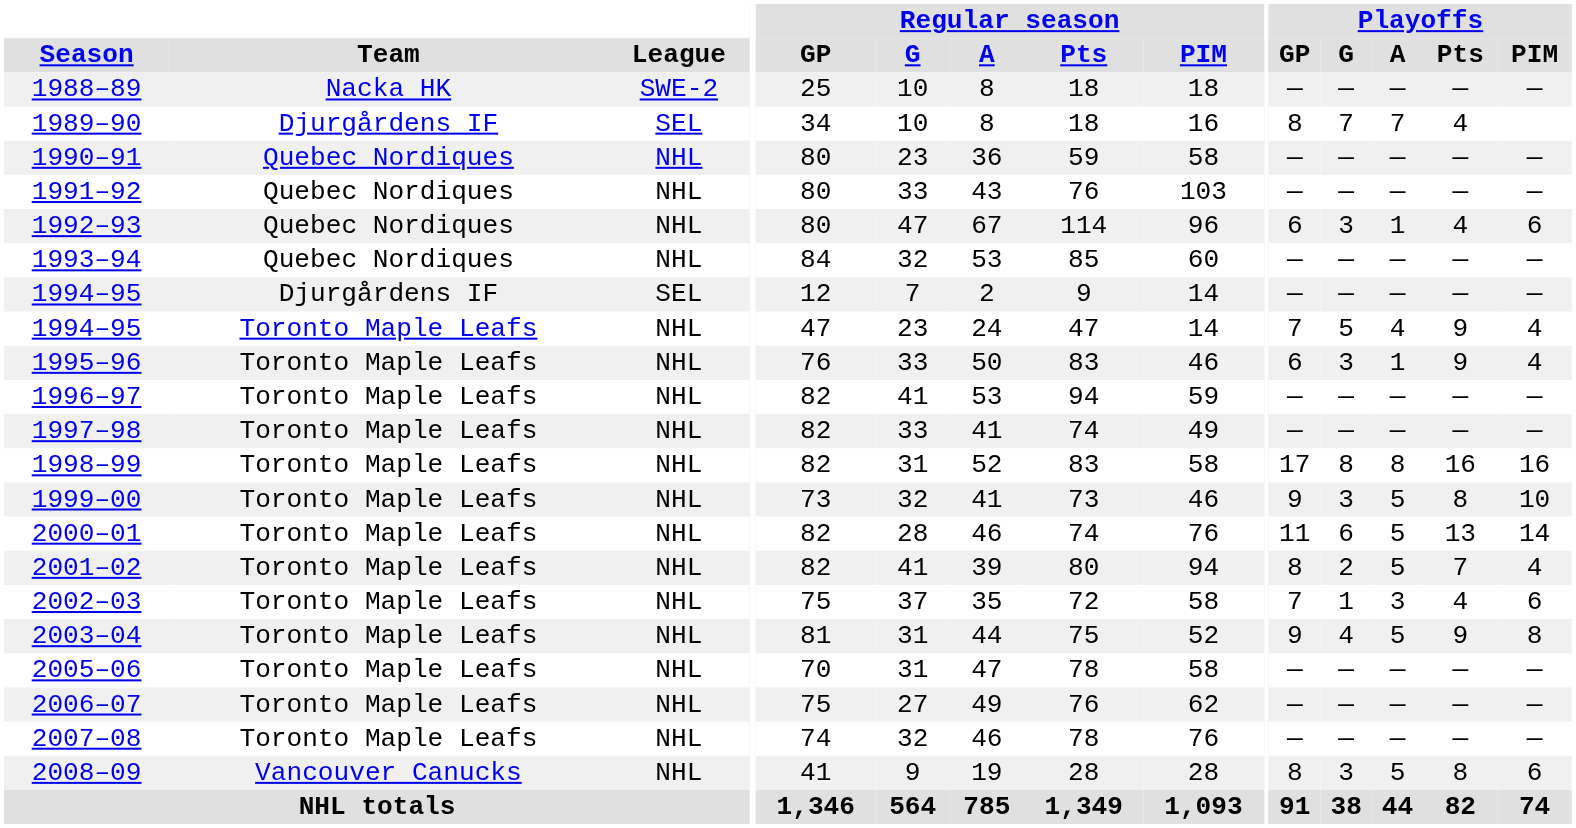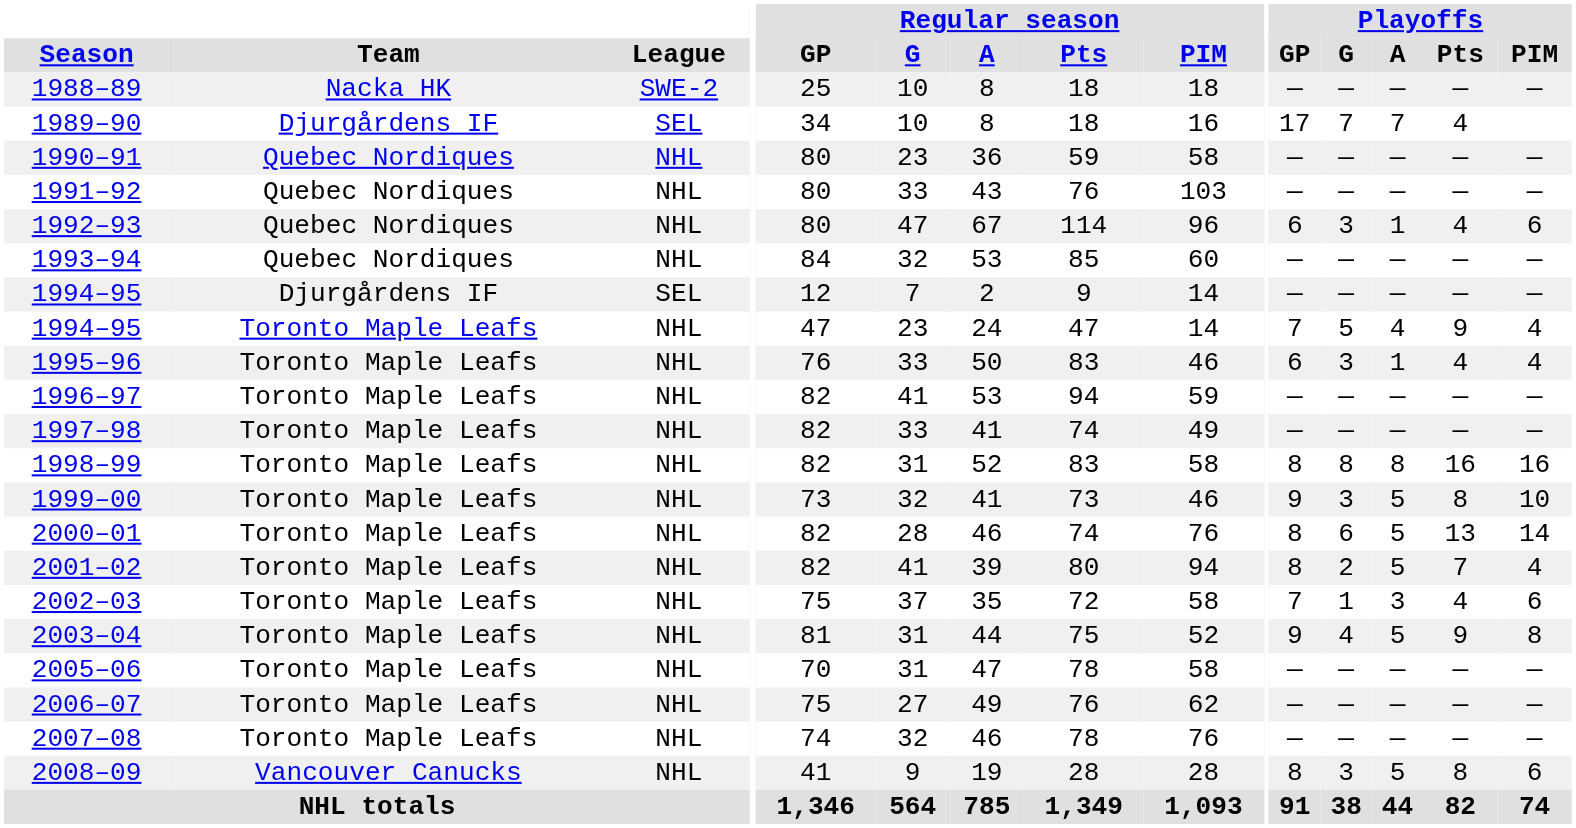(1295, 124) 8 -> (1295, 124) 17
(1460, 363) 9 -> (1460, 363) 4
(1295, 465) 17 -> (1295, 465) 8
(1295, 534) 11 -> (1295, 534) 8
